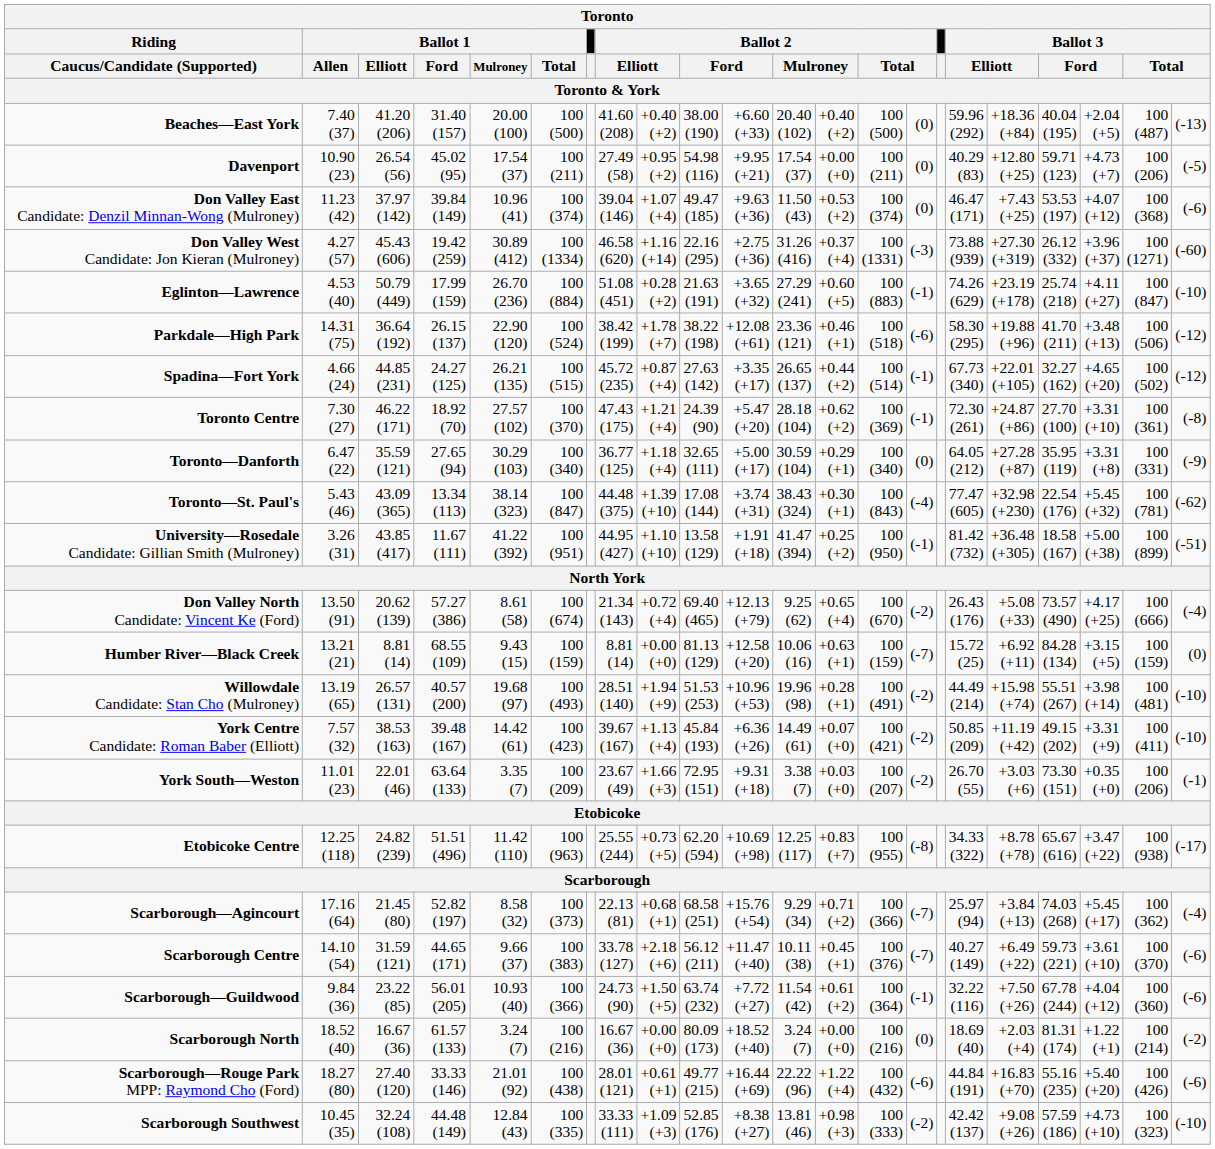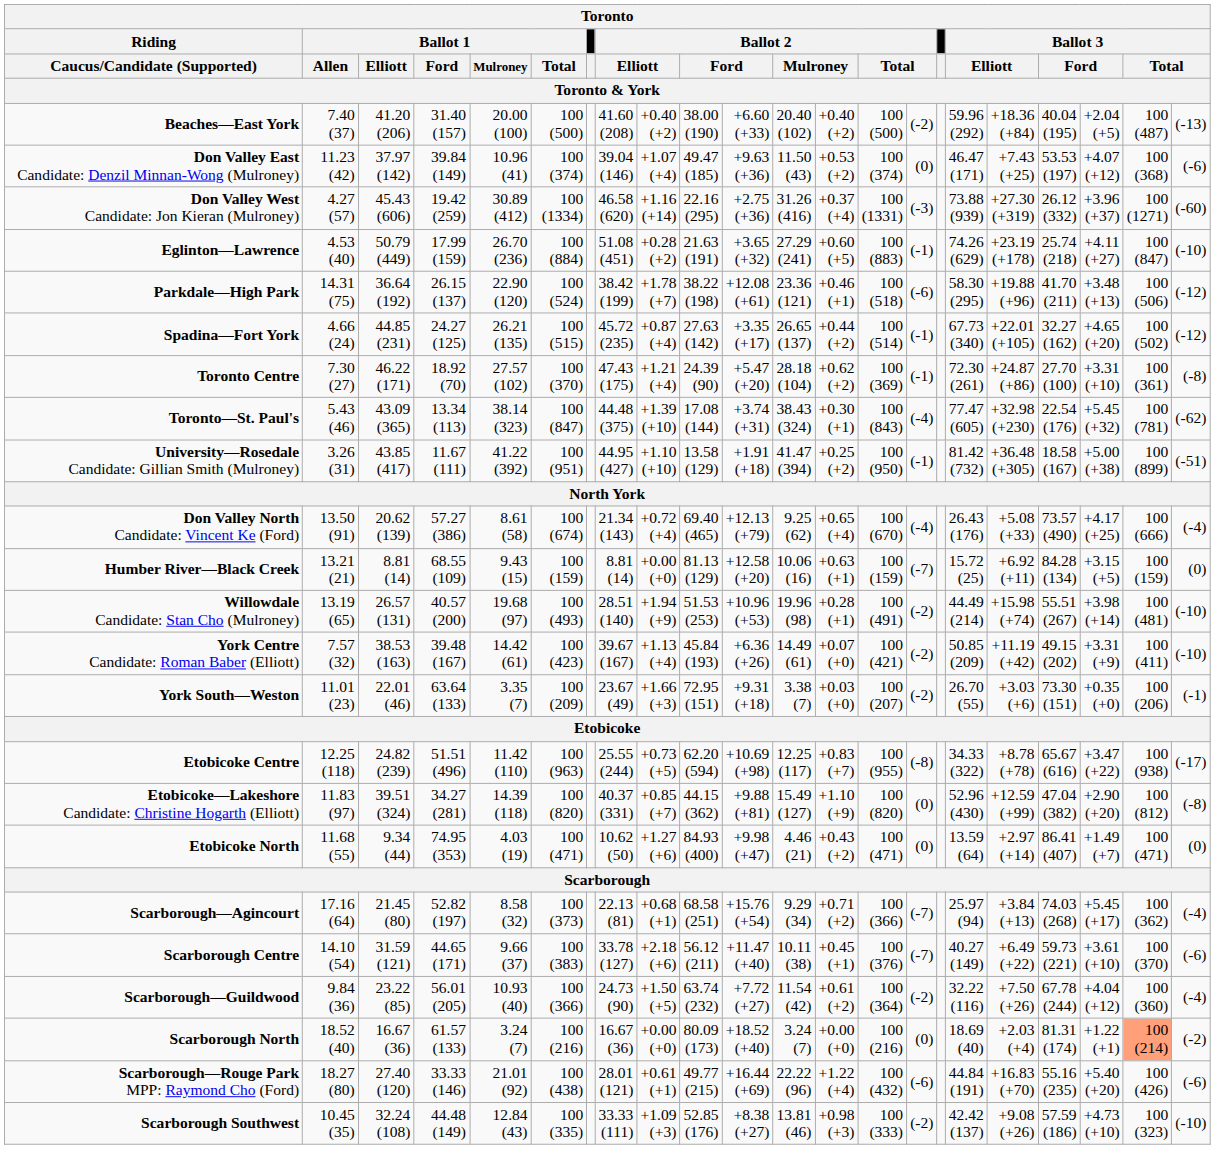(924, 123) (0) -> (922, 123) (-2)
- row: (264, 166)
- row: (234, 460)
(922, 611) (-2) -> (922, 527) (-4)
+ row: (181, 804)
+ row: (244, 846)
(922, 997) (-1) -> (922, 997) (-2)
(1195, 997) (-6) -> (1195, 997) (-4)
(1151, 1039) no background -> (1151, 1039) lightsalmon background
